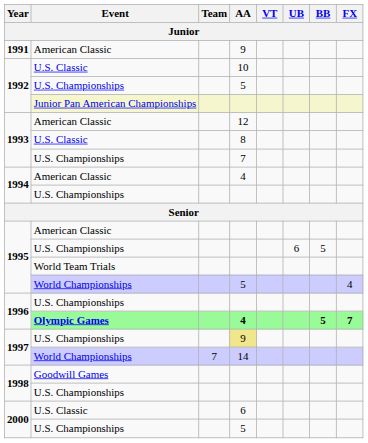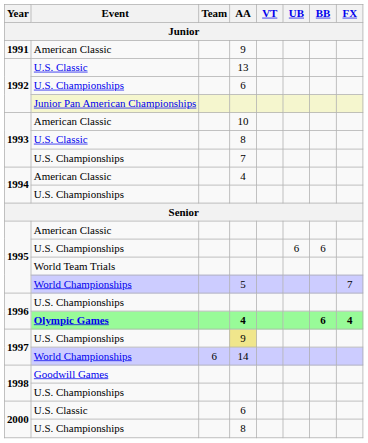(243, 67) 10 -> (243, 67) 13
(243, 85) 5 -> (243, 85) 6
(243, 121) 12 -> (243, 121) 10
(323, 248) 5 -> (323, 248) 6
(350, 284) 4 -> (350, 284) 7
(323, 320) 5 -> (323, 320) 6
(350, 320) 7 -> (350, 320) 4
(214, 356) 7 -> (214, 356) 6
(243, 428) 5 -> (243, 428) 8
